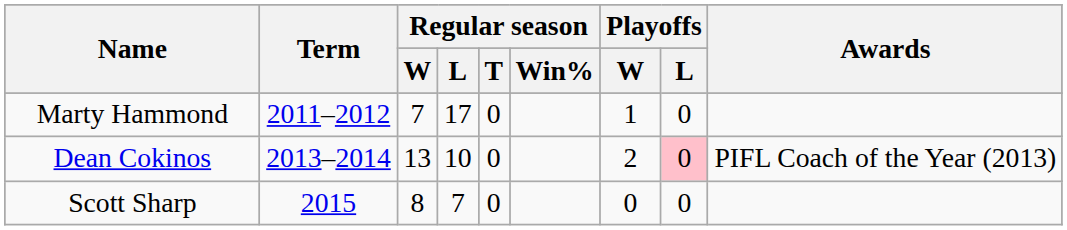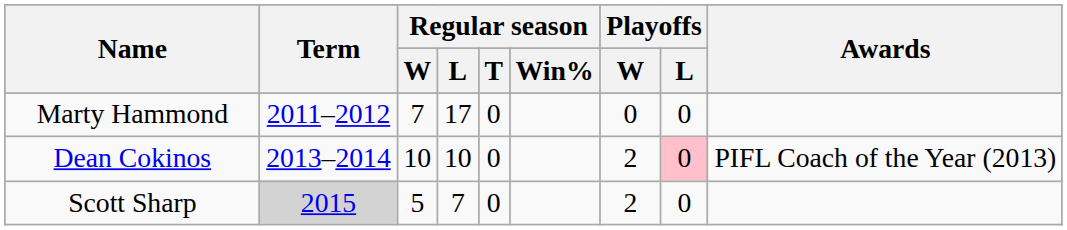(630, 114) 1 -> (630, 114) 0
(417, 158) 13 -> (417, 158) 10
(328, 202) no background -> (328, 202) lightgrey background
(417, 202) 8 -> (417, 202) 5
(630, 202) 0 -> (630, 202) 2
